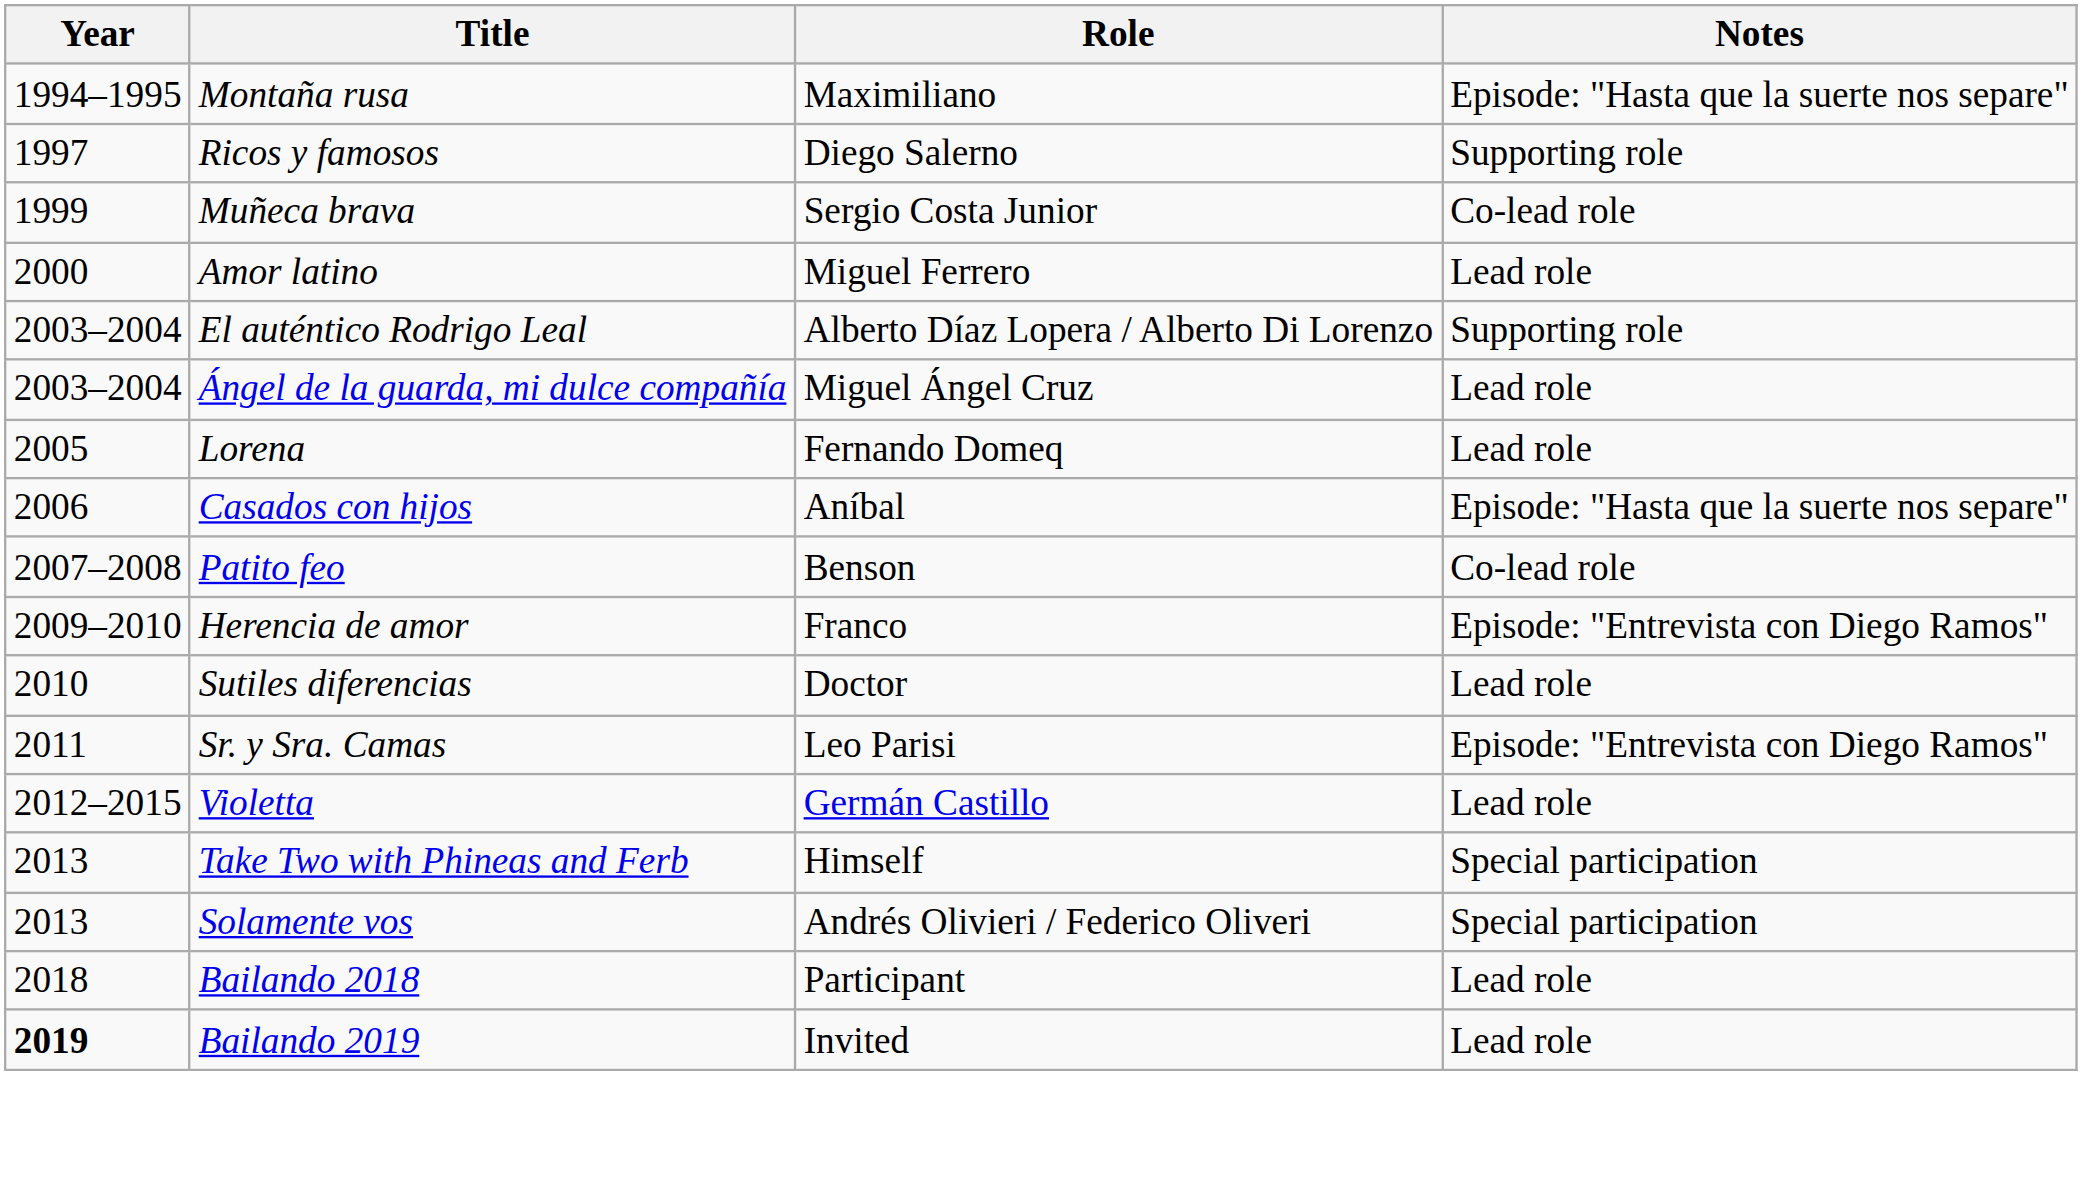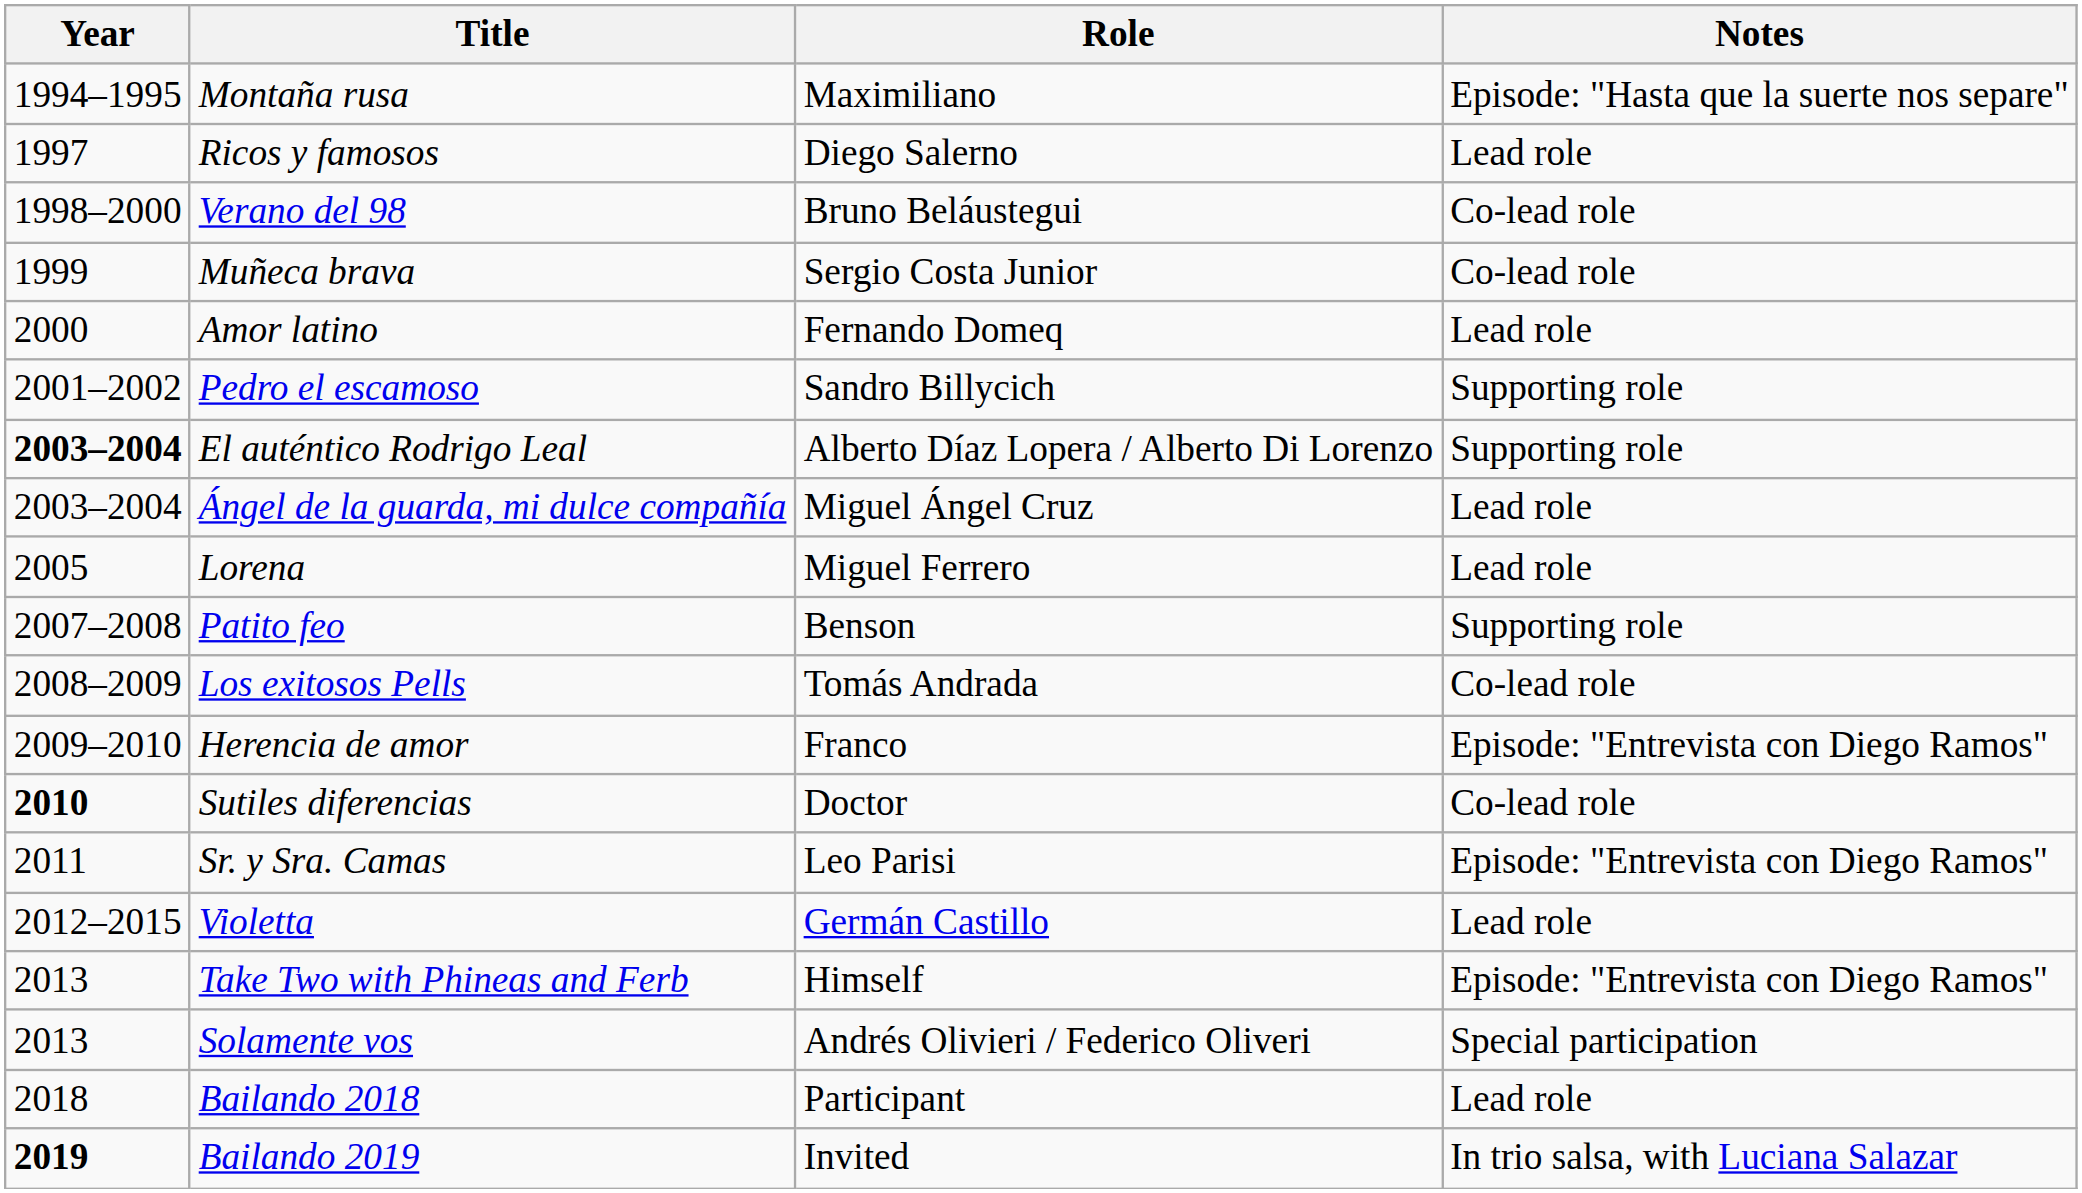(1567, 152) Supporting role -> (1521, 152) Lead role
+ row: (302, 211)
(917, 270) Miguel Ferrero -> (934, 329) Fernando Domeq
+ row: (339, 388)
(98, 329) normal -> (98, 447) bold
(934, 447) Fernando Domeq -> (917, 566) Miguel Ferrero
- row: (335, 507)
(1543, 566) Co-lead role -> (1567, 625) Supporting role
+ row: (332, 684)
(51, 684) normal -> (51, 802) bold
(1521, 684) Lead role -> (1543, 802) Co-lead role
(1604, 861) Special participation -> (1749, 980) Episode: "Entrevista con Diego Ramos"
(1521, 1039) Lead role -> (1704, 1157) In trio salsa, with Luciana Salazar
